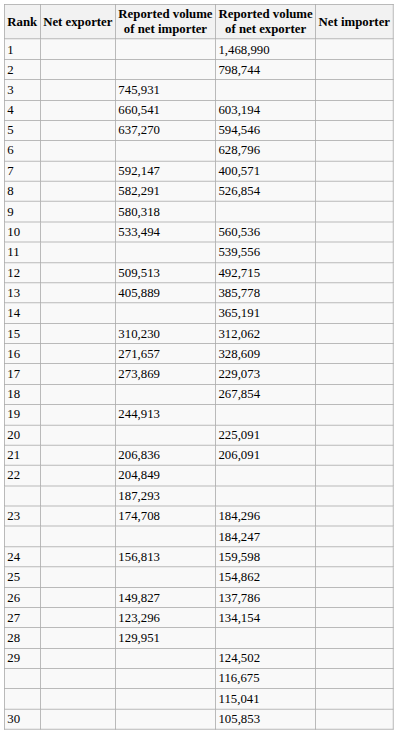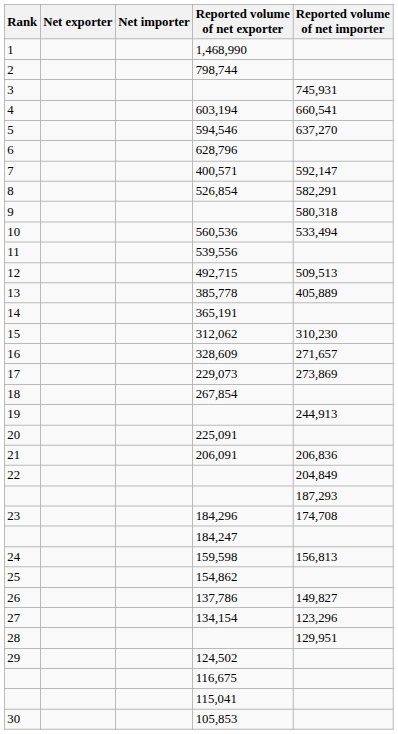columns swapped: (354, 21) <-> (165, 21)
